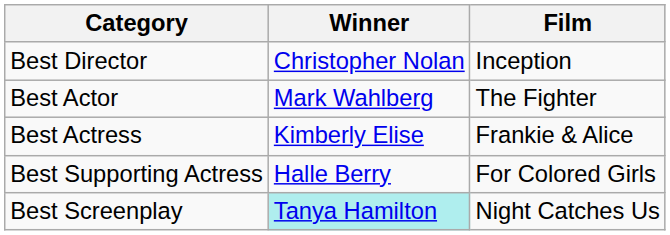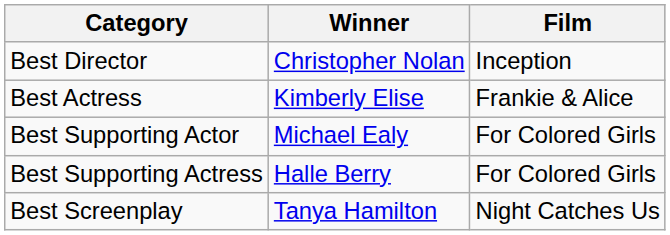- row: (64, 98)
+ row: (125, 135)
(355, 211) paleturquoise background -> (355, 211) no background
